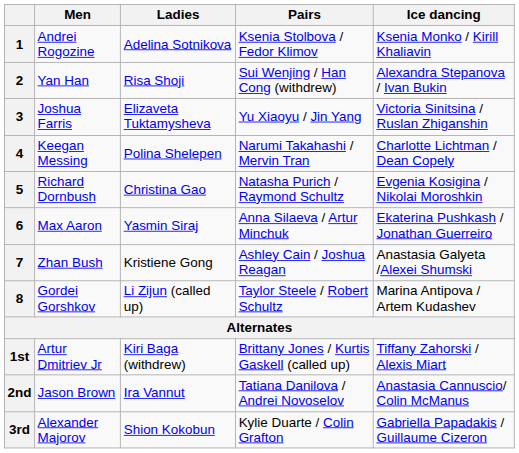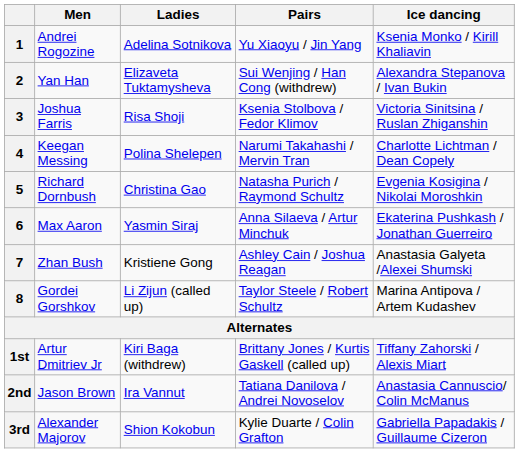(291, 44) Ksenia Stolbova / Fedor Klimov -> (300, 44) Yu Xiaoyu / Jin Yang
(154, 80) Risa Shoji -> (167, 80) Elizaveta Tuktamysheva
(167, 116) Elizaveta Tuktamysheva -> (154, 116) Risa Shoji
(300, 116) Yu Xiaoyu / Jin Yang -> (291, 116) Ksenia Stolbova / Fedor Klimov
